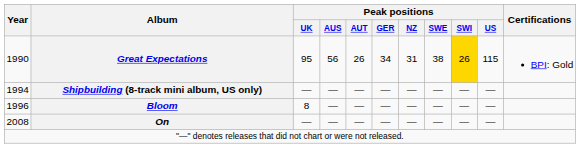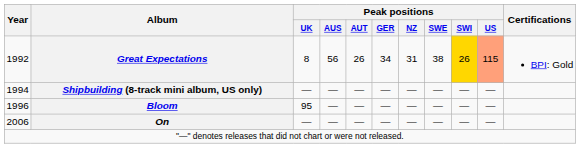(18, 59) 1990 -> (18, 59) 1992
(307, 59) 95 -> (307, 59) 8
(490, 59) no background -> (490, 59) lightsalmon background
(307, 106) 8 -> (307, 106) 95
(18, 122) 2008 -> (18, 122) 2006
